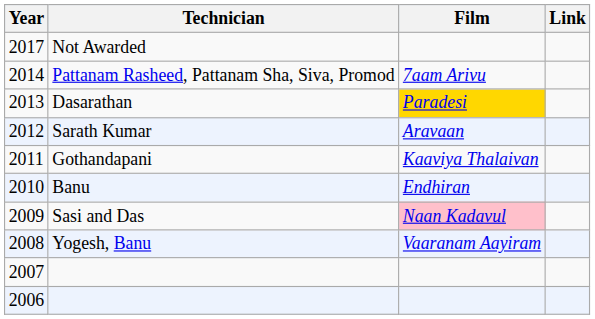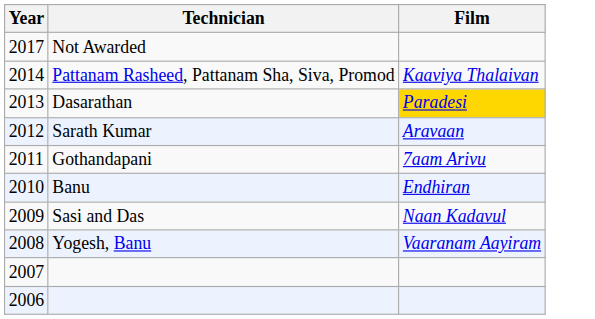- column: (568, 18)
(444, 74) 7aam Arivu -> (471, 74) Kaaviya Thalaivan
(471, 159) Kaaviya Thalaivan -> (444, 159) 7aam Arivu
(454, 215) pink background -> (454, 215) no background
